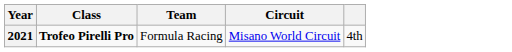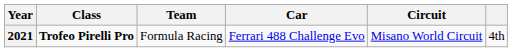+ column: (297, 14)
